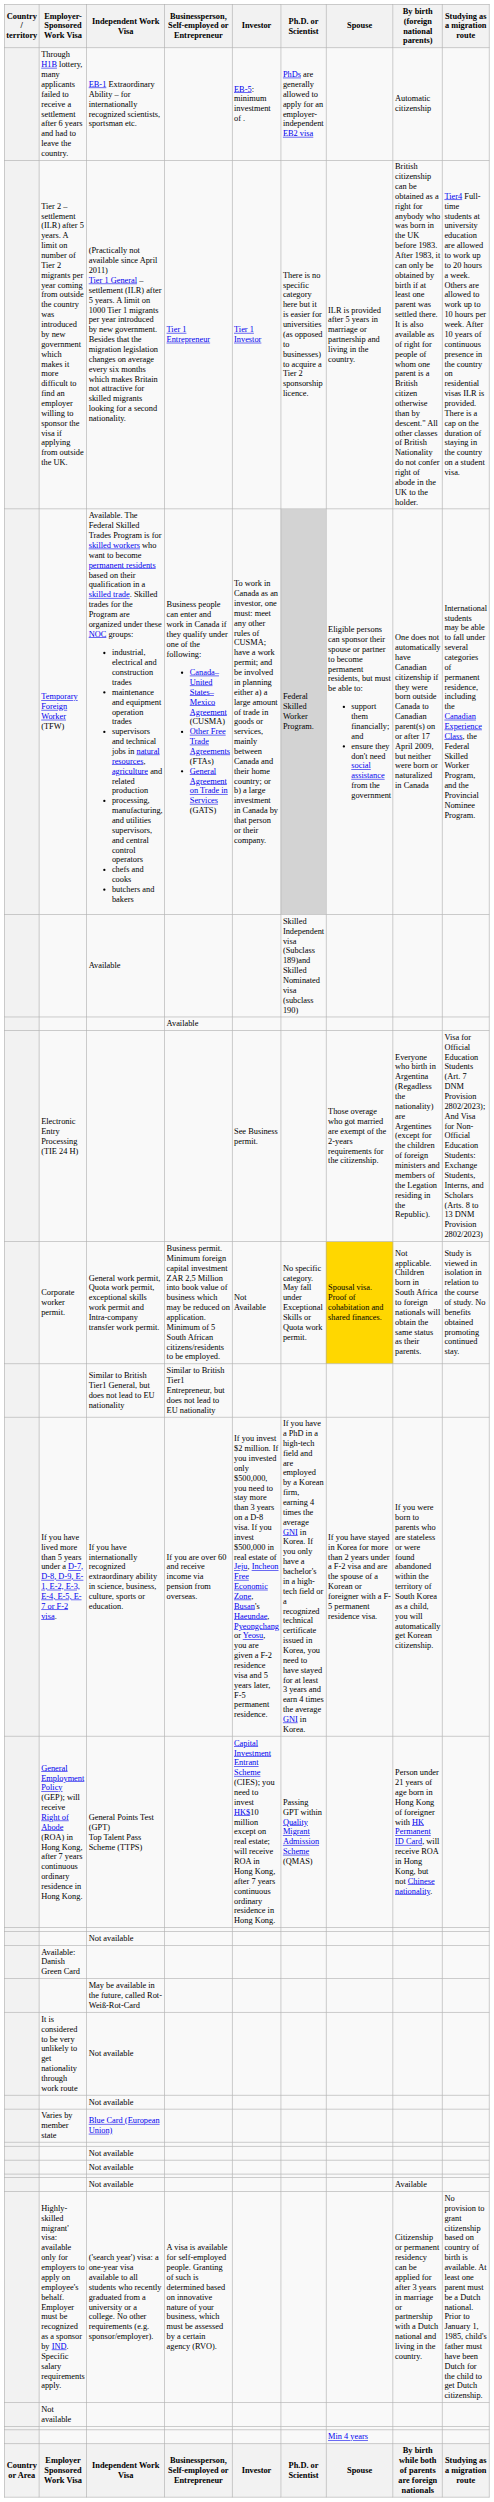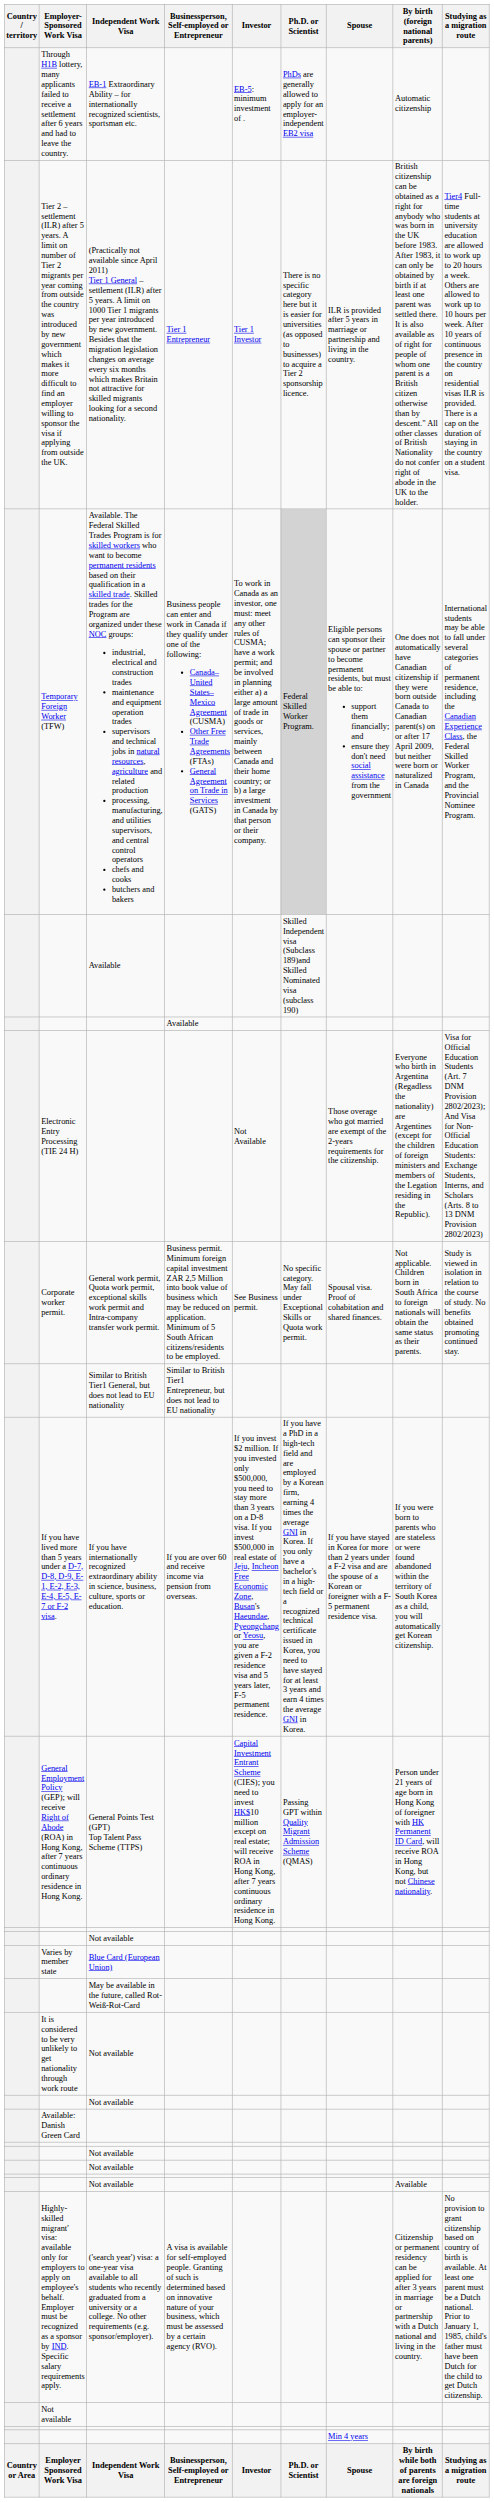(256, 1136) See Business permit. -> (250, 1136) Not Available
(250, 1303) Not Available -> (256, 1303) See Business permit.
(356, 1303) gold background -> (356, 1303) no background
rows swapped: (57, 2126) <-> (61, 1962)
